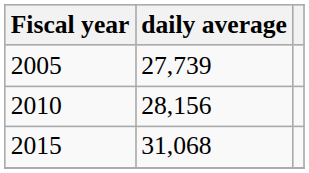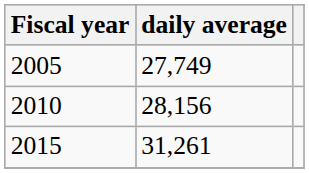(176, 65) 27,739 -> (176, 65) 27,749
(176, 146) 31,068 -> (176, 146) 31,261
